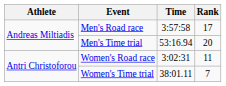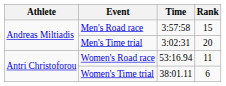(208, 28) 17 -> (208, 28) 15
(176, 43) 53:16.94 -> (176, 43) 3:02:31
(176, 58) 3:02:31 -> (176, 58) 53:16.94
(208, 74) 7 -> (208, 74) 6
